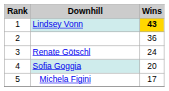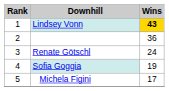(152, 66) 20 -> (152, 66) 19
